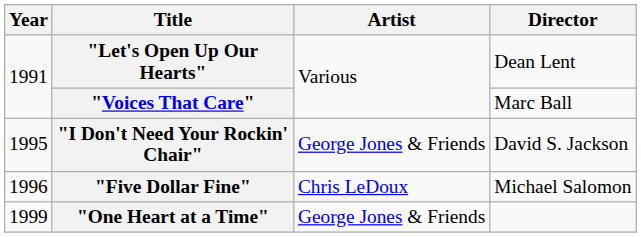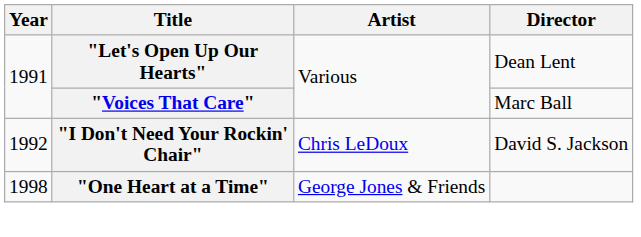(28, 144) 1995 -> (28, 144) 1992
(392, 144) George Jones & Friends -> (353, 144) Chris LeDoux
- row: (173, 186)
(28, 216) 1999 -> (28, 186) 1998
